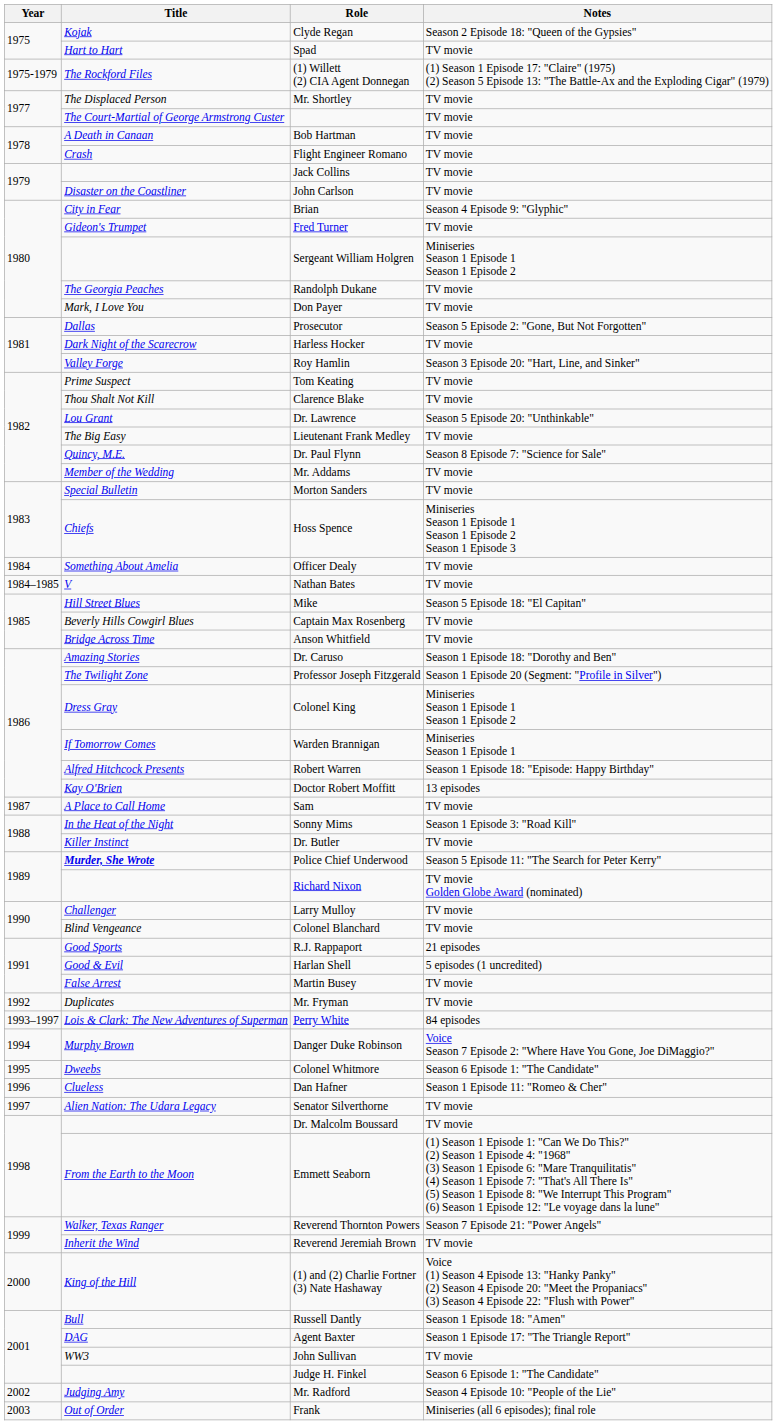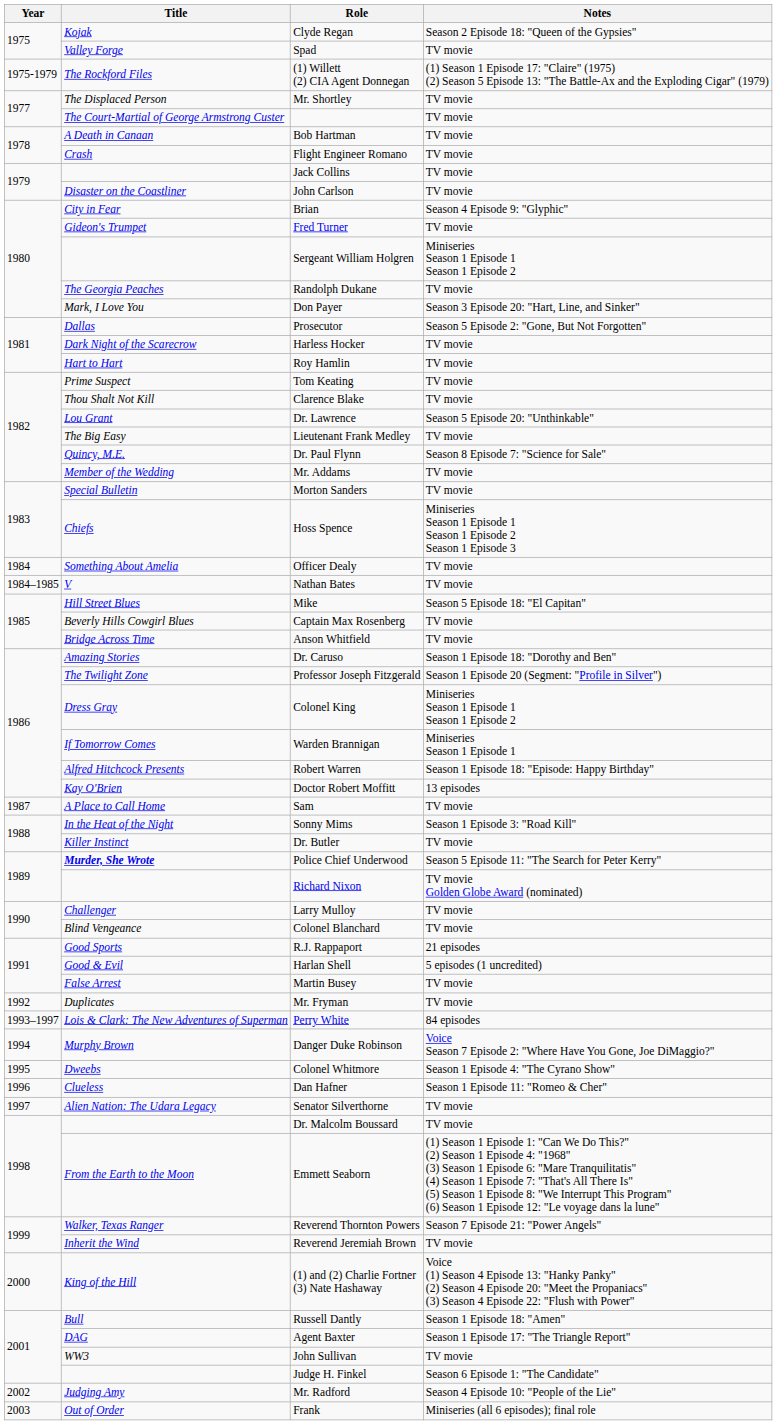(93, 50) Hart to Hart -> (94, 50) Valley Forge
(449, 308) TV movie -> (533, 308) Season 3 Episode 20: "Hart, Line, and Sinker"
(94, 363) Valley Forge -> (93, 363) Hart to Hart
(533, 363) Season 3 Episode 20: "Hart, Line, and Sinker" -> (449, 363) TV movie
(512, 1069) Season 6 Episode 1: "The Candidate" -> (520, 1069) Season 1 Episode 4: "The Cyrano Show"
